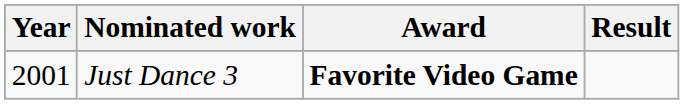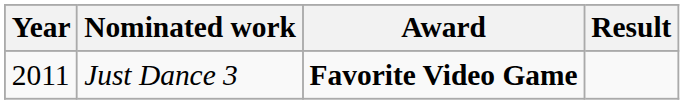(41, 74) 2001 -> (41, 74) 2011
